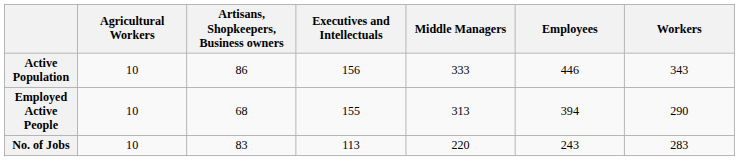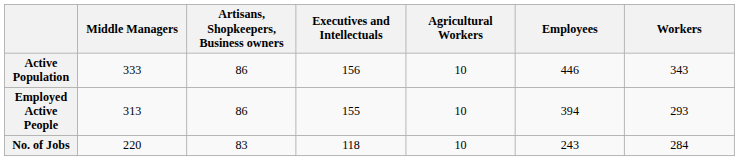columns swapped: (132, 29) <-> (460, 29)
(242, 111) 68 -> (242, 111) 86
(679, 111) 290 -> (679, 111) 293
(351, 146) 113 -> (351, 146) 118
(679, 146) 283 -> (679, 146) 284
